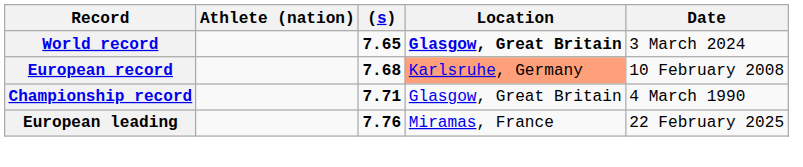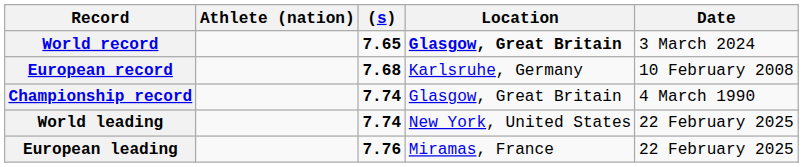(496, 70) lightsalmon background -> (496, 70) no background
(382, 97) 7.71 -> (382, 97) 7.74
+ row: (100, 123)
